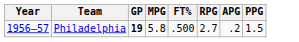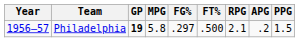+ column: (183, 13)
(208, 29) 2.7 -> (237, 29) 2.1
